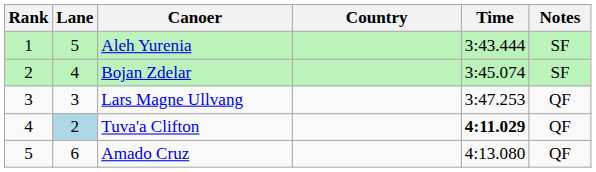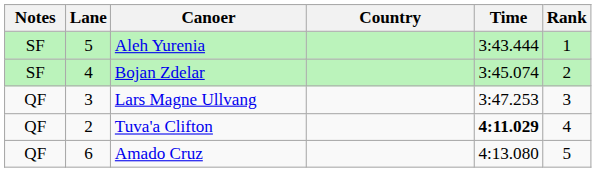columns swapped: (28, 18) <-> (560, 18)
(75, 126) lightblue background -> (88, 126) no background
